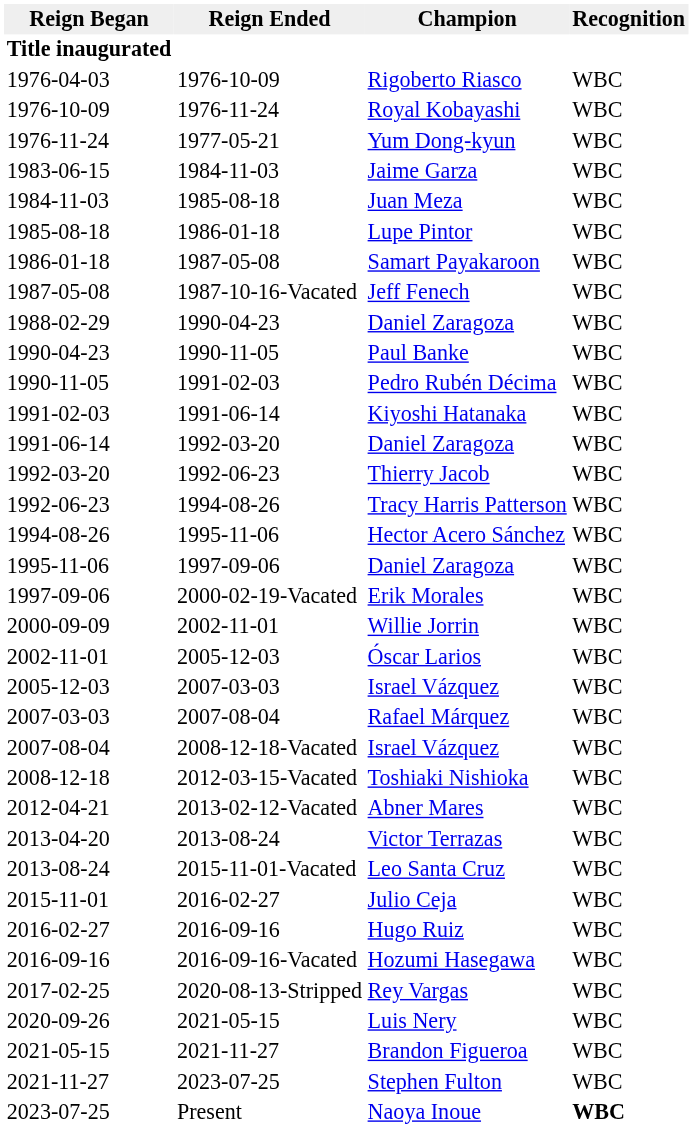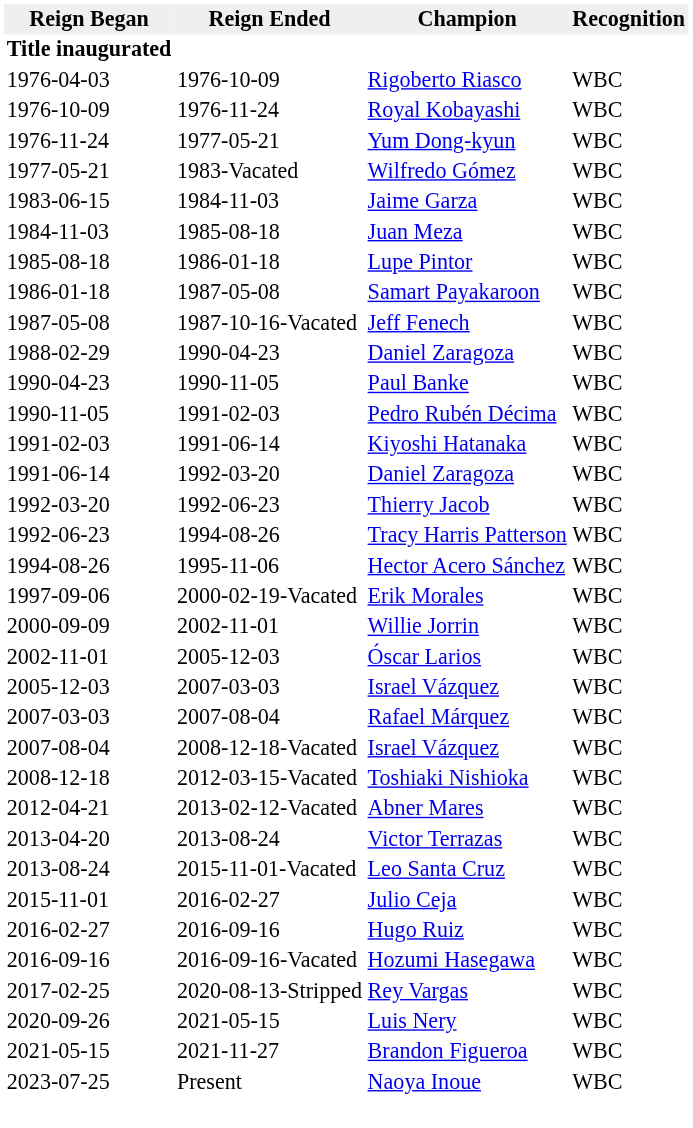+ row: (58, 170)
- row: (58, 565)
- row: (58, 1081)
(599, 1111) bold -> (597, 1081) normal
